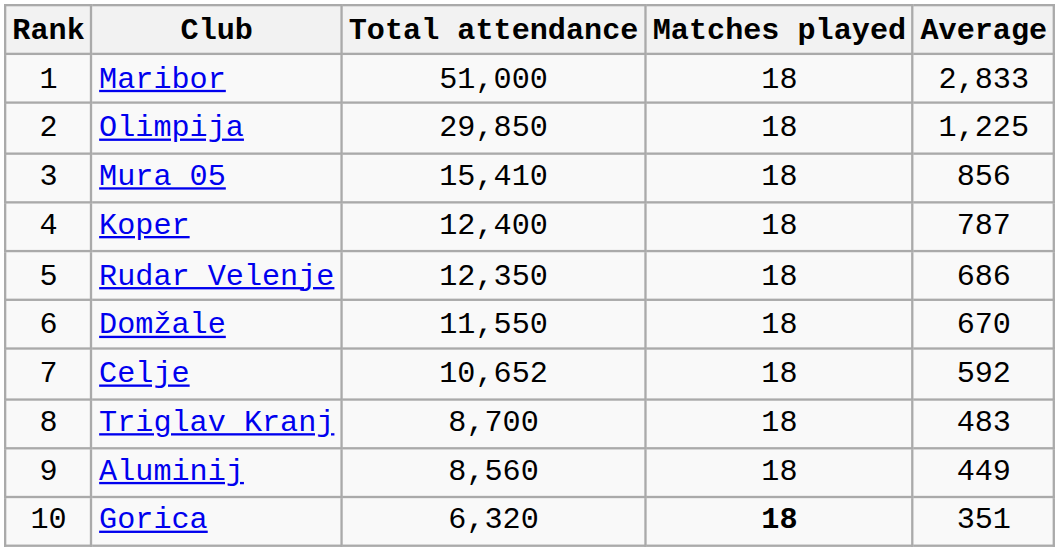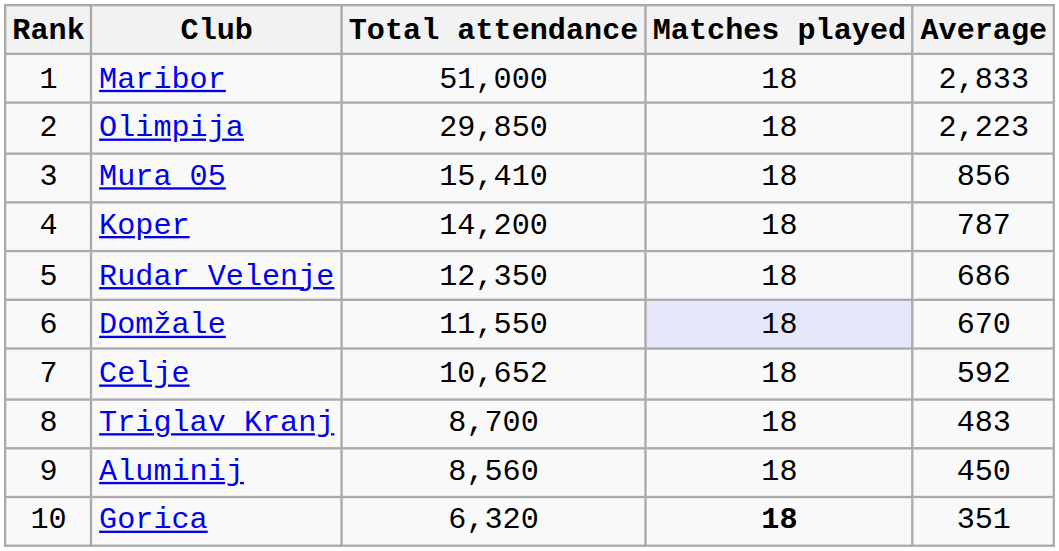(984, 128) 1,225 -> (984, 128) 2,223
(494, 226) 12,400 -> (494, 226) 14,200
(779, 325) no background -> (779, 325) lavender background
(984, 472) 449 -> (984, 472) 450
